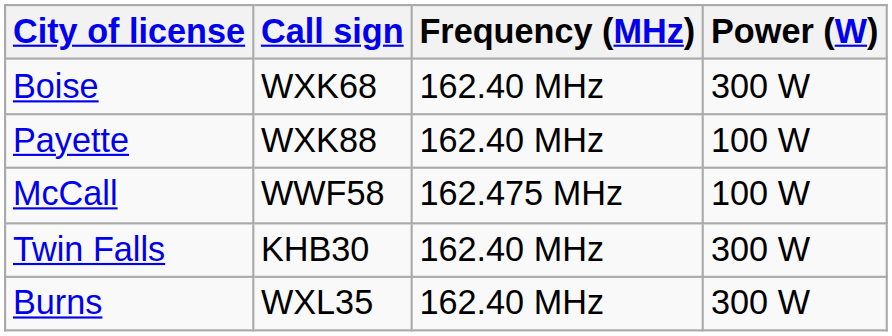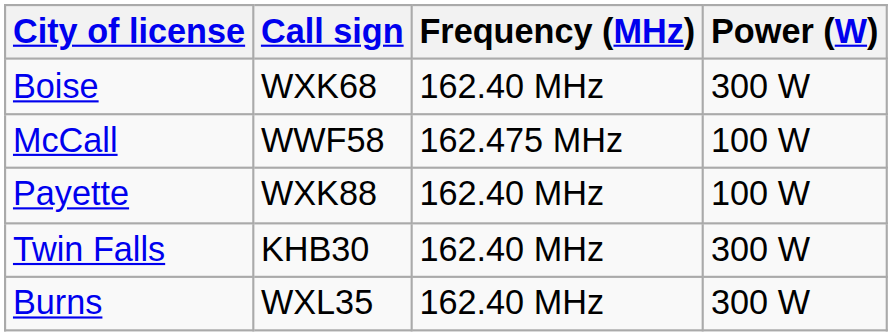rows swapped: (65, 194) <-> (71, 140)
